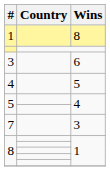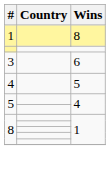- row: (11, 124)
